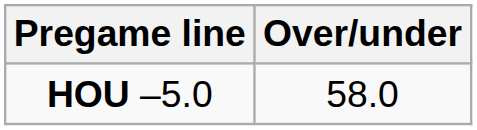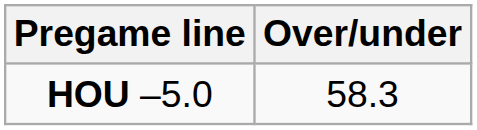(362, 93) 58.0 -> (362, 93) 58.3
